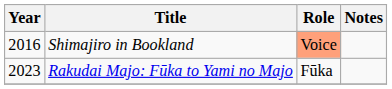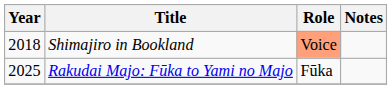(24, 44) 2016 -> (24, 44) 2018
(24, 71) 2023 -> (24, 71) 2025
